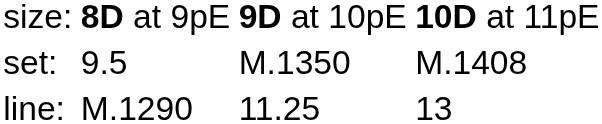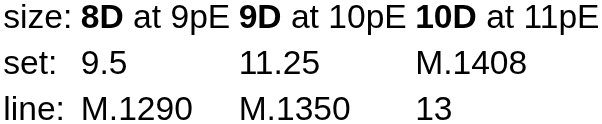(295, 62) M.1350 -> (279, 62) 11.25
(279, 109) 11.25 -> (295, 109) M.1350
